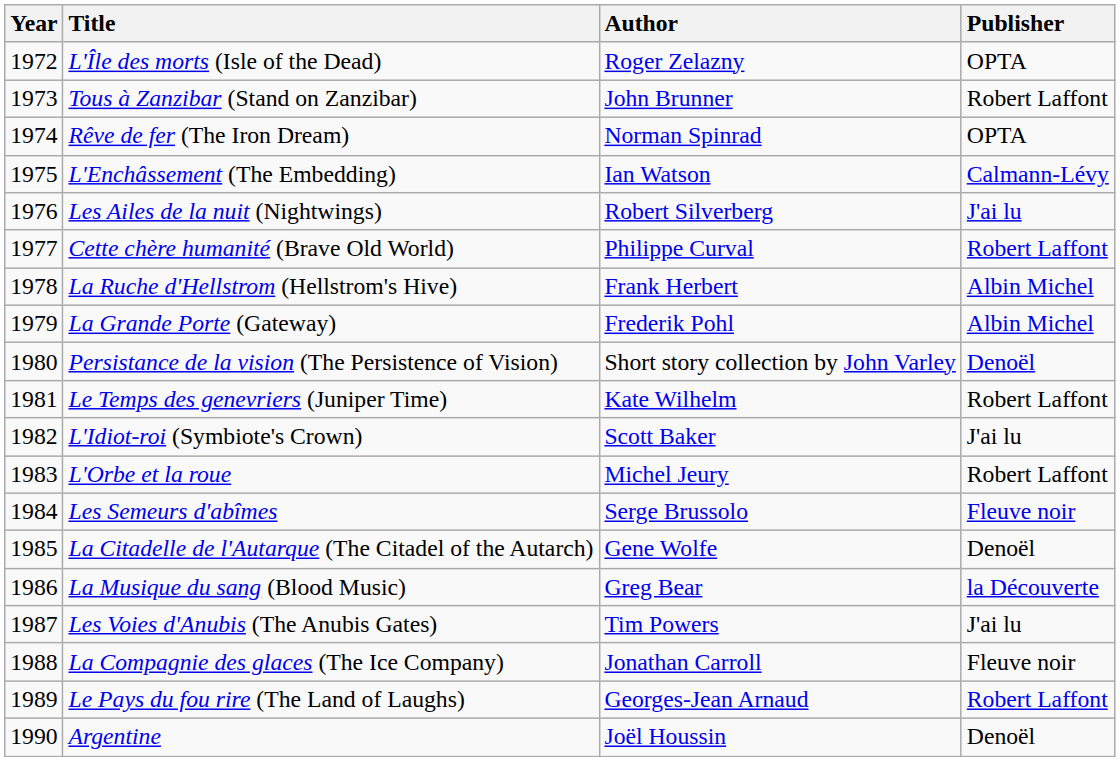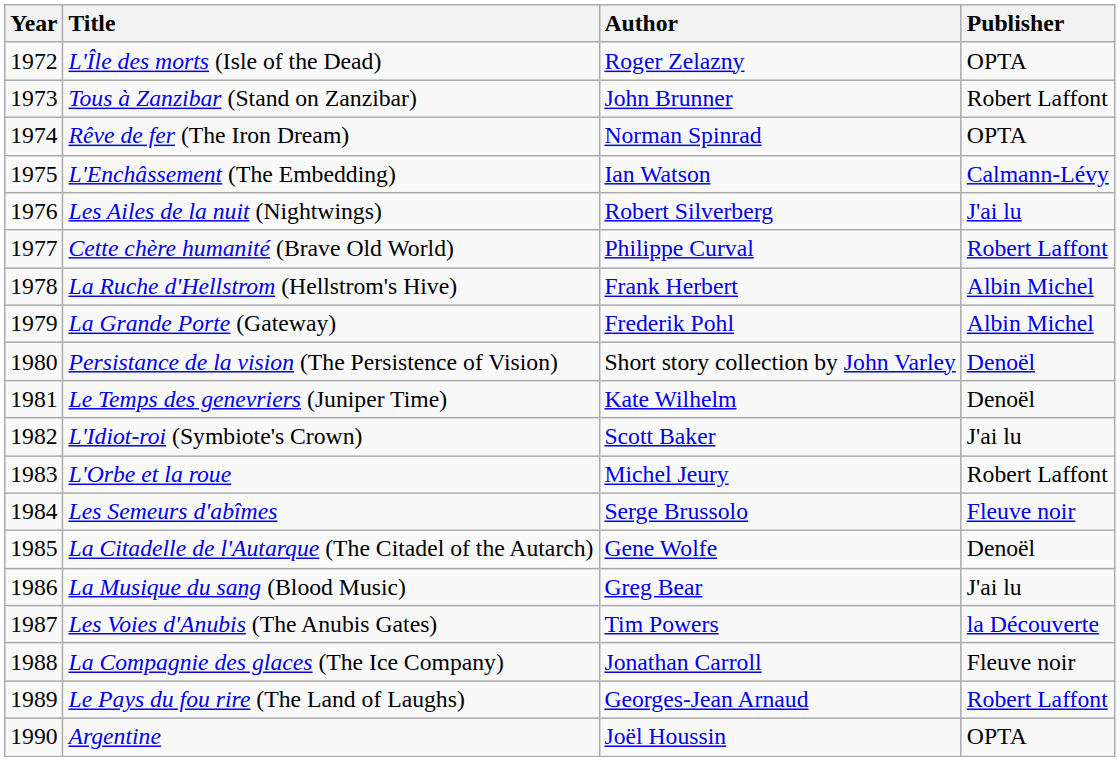(1037, 398) Robert Laffont -> (1001, 398) Denoël
(1033, 586) la Découverte -> (994, 586) J'ai lu
(994, 624) J'ai lu -> (1033, 624) la Découverte
(1001, 736) Denoël -> (997, 736) OPTA
